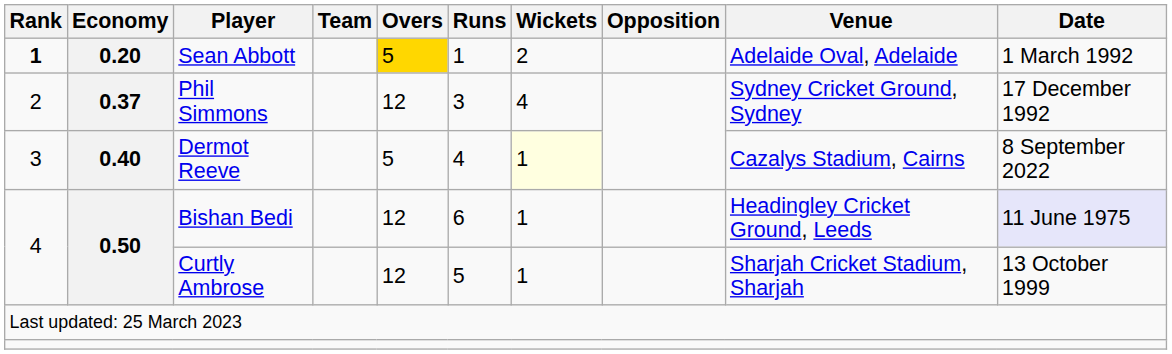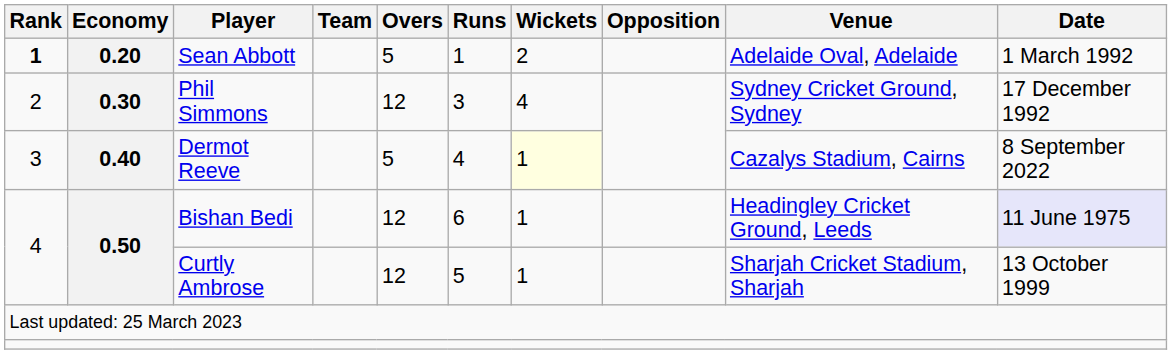(388, 55) gold background -> (388, 55) no background
(120, 101) 0.37 -> (120, 101) 0.30
